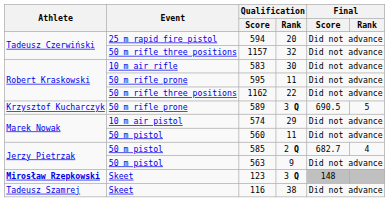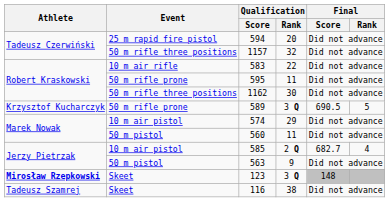(291, 66) 30 -> (291, 66) 22
(291, 93) 22 -> (291, 93) 30
(136, 149) 50 m pistol -> (146, 149) 10 m air pistol
